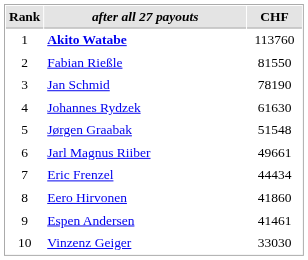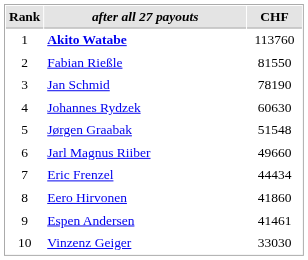(275, 107) 61630 -> (275, 107) 60630
(275, 152) 49661 -> (275, 152) 49660
